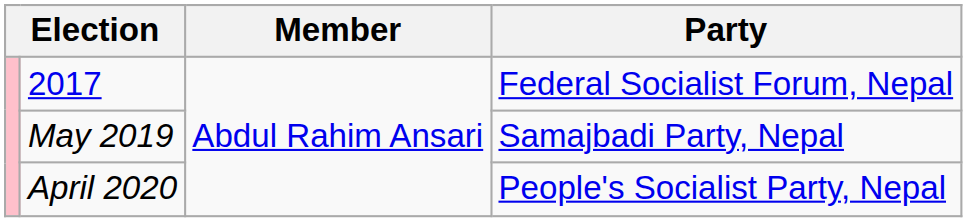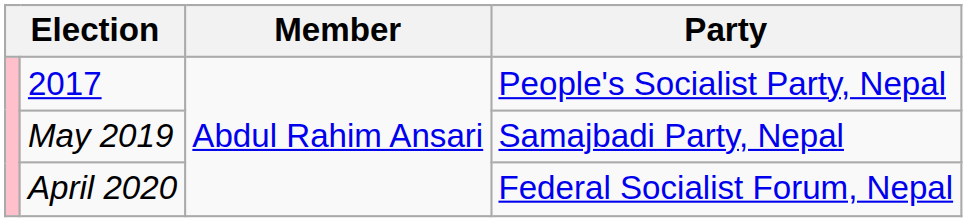(726, 83) Federal Socialist Forum, Nepal -> (722, 83) People's Socialist Party, Nepal
(722, 188) People's Socialist Party, Nepal -> (726, 188) Federal Socialist Forum, Nepal
